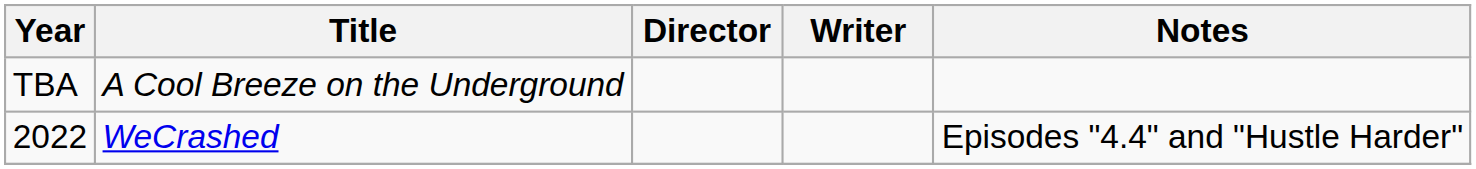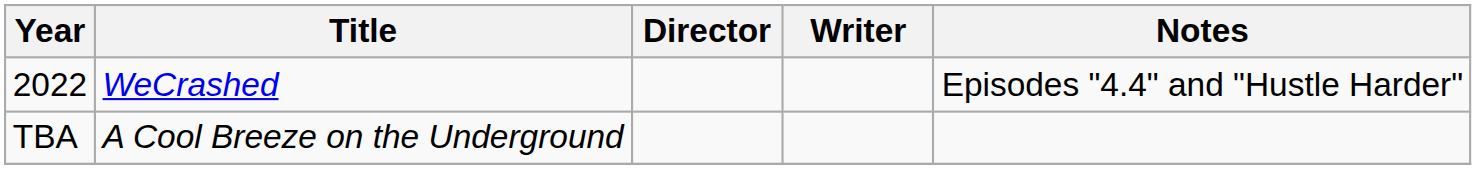rows swapped: (50, 137) <-> (45, 84)
